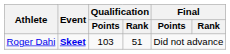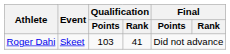(73, 42) bold -> (72, 42) normal
(137, 42) 51 -> (137, 42) 41
